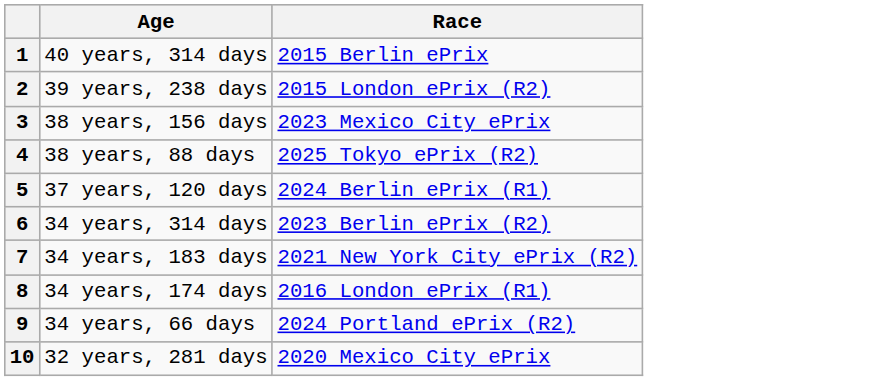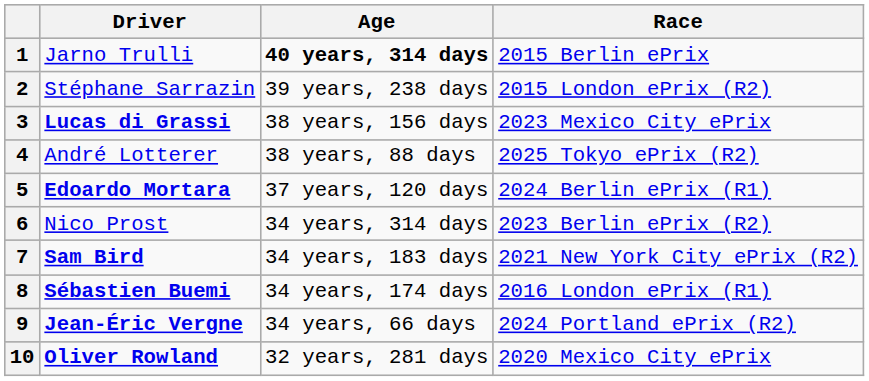+ column: (150, 22)
(156, 55) normal -> (377, 55) bold
